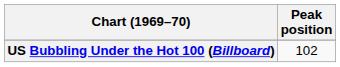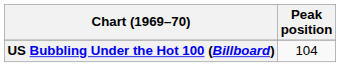(307, 51) 102 -> (307, 51) 104
